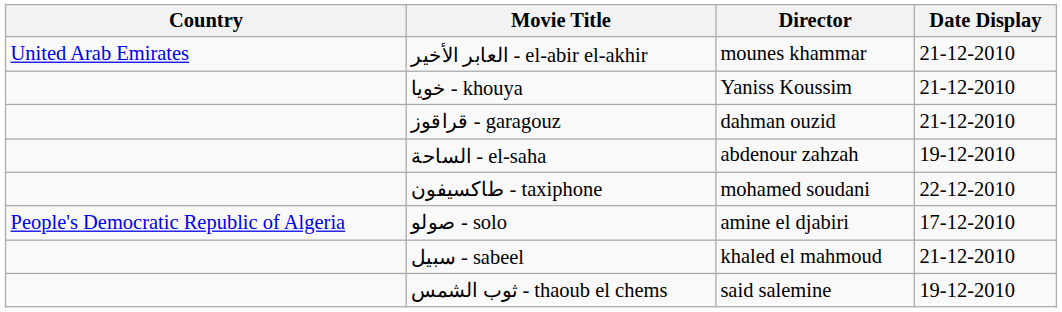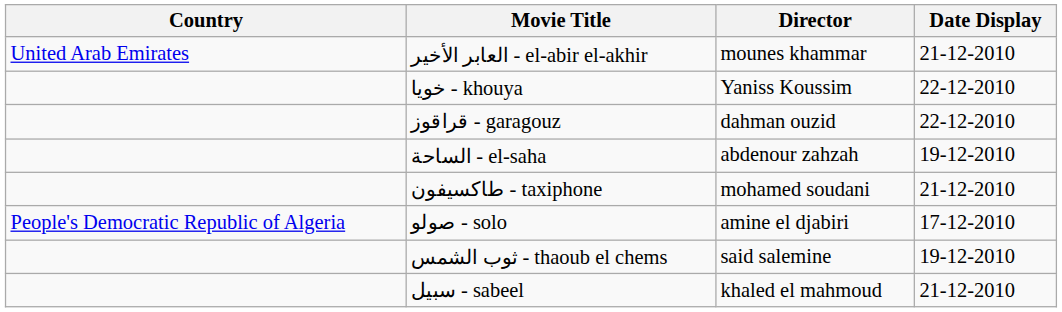(967, 87) 21-12-2010 -> (967, 87) 22-12-2010
(967, 121) 21-12-2010 -> (967, 121) 22-12-2010
(967, 188) 22-12-2010 -> (967, 188) 21-12-2010
rows swapped: (539, 290) <-> (468, 257)
